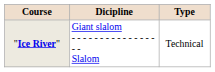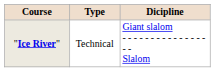columns swapped: (114, 12) <-> (185, 12)
